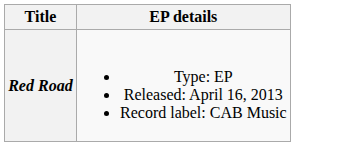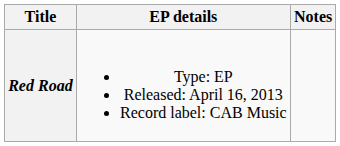+ column: (313, 17)
